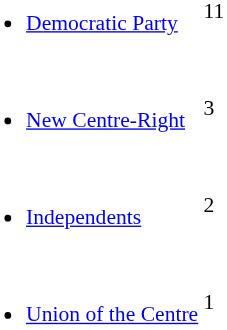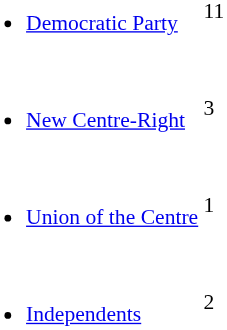rows swapped: (85, 315) <-> (85, 218)
